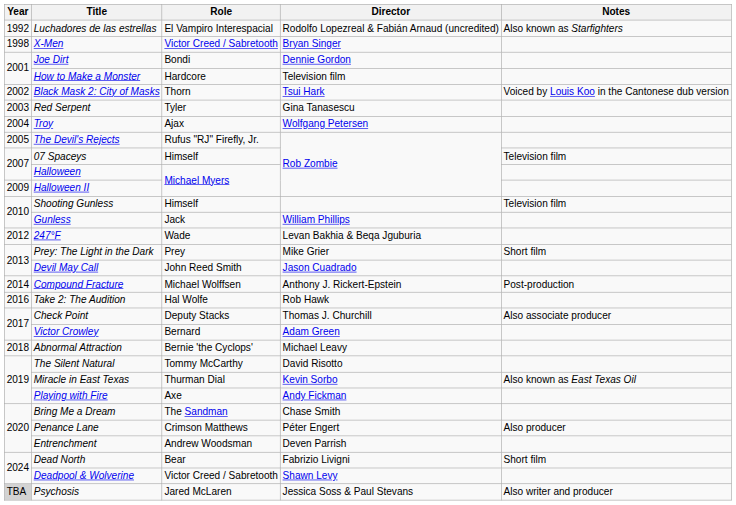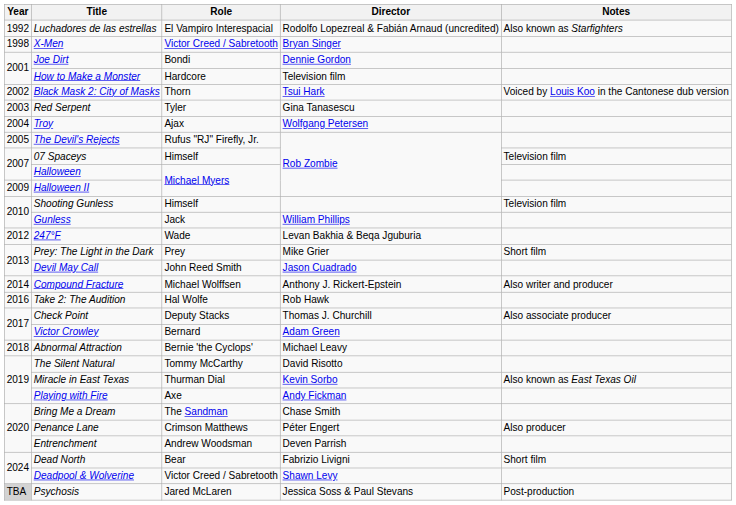(539, 284) Post-production -> (558, 284) Also writer and producer
(558, 492) Also writer and producer -> (539, 492) Post-production
